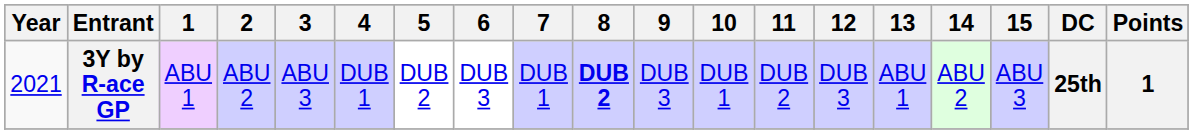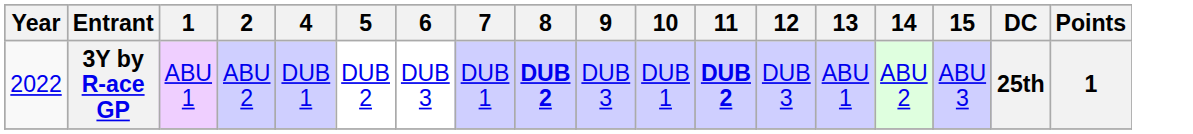- column: (305, 23)
(36, 85) 2021 -> (36, 85) 2022
(784, 85) normal -> (726, 85) bold
